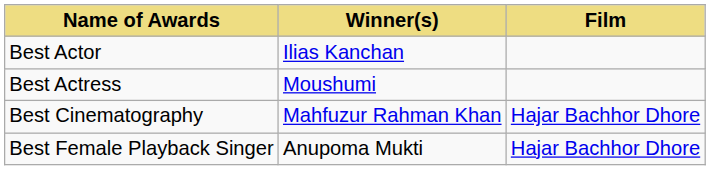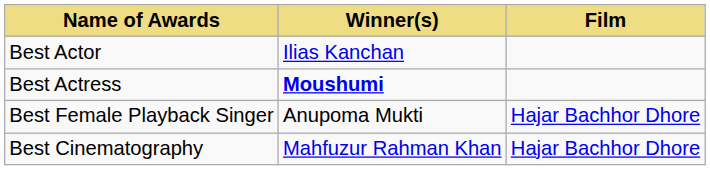(330, 84) normal -> (333, 84) bold
rows swapped: (141, 148) <-> (106, 116)
